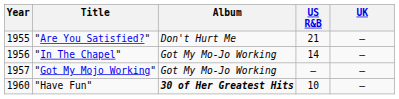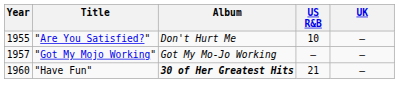(313, 39) 21 -> (313, 39) 10
- row: (78, 55)
(313, 86) 10 -> (313, 70) 21
